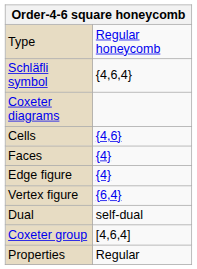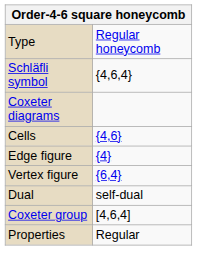- row: (25, 155)
